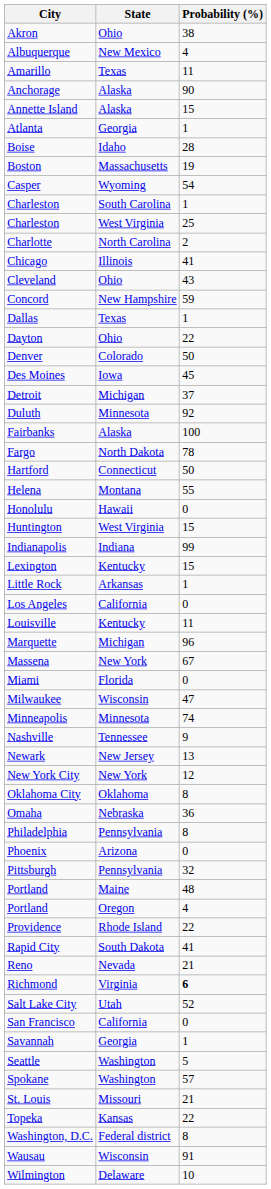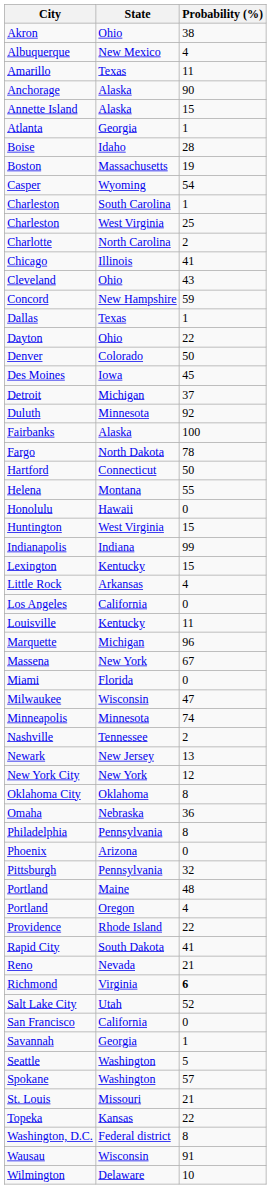(185, 584) 1 -> (185, 584) 4
(185, 737) 9 -> (185, 737) 2
